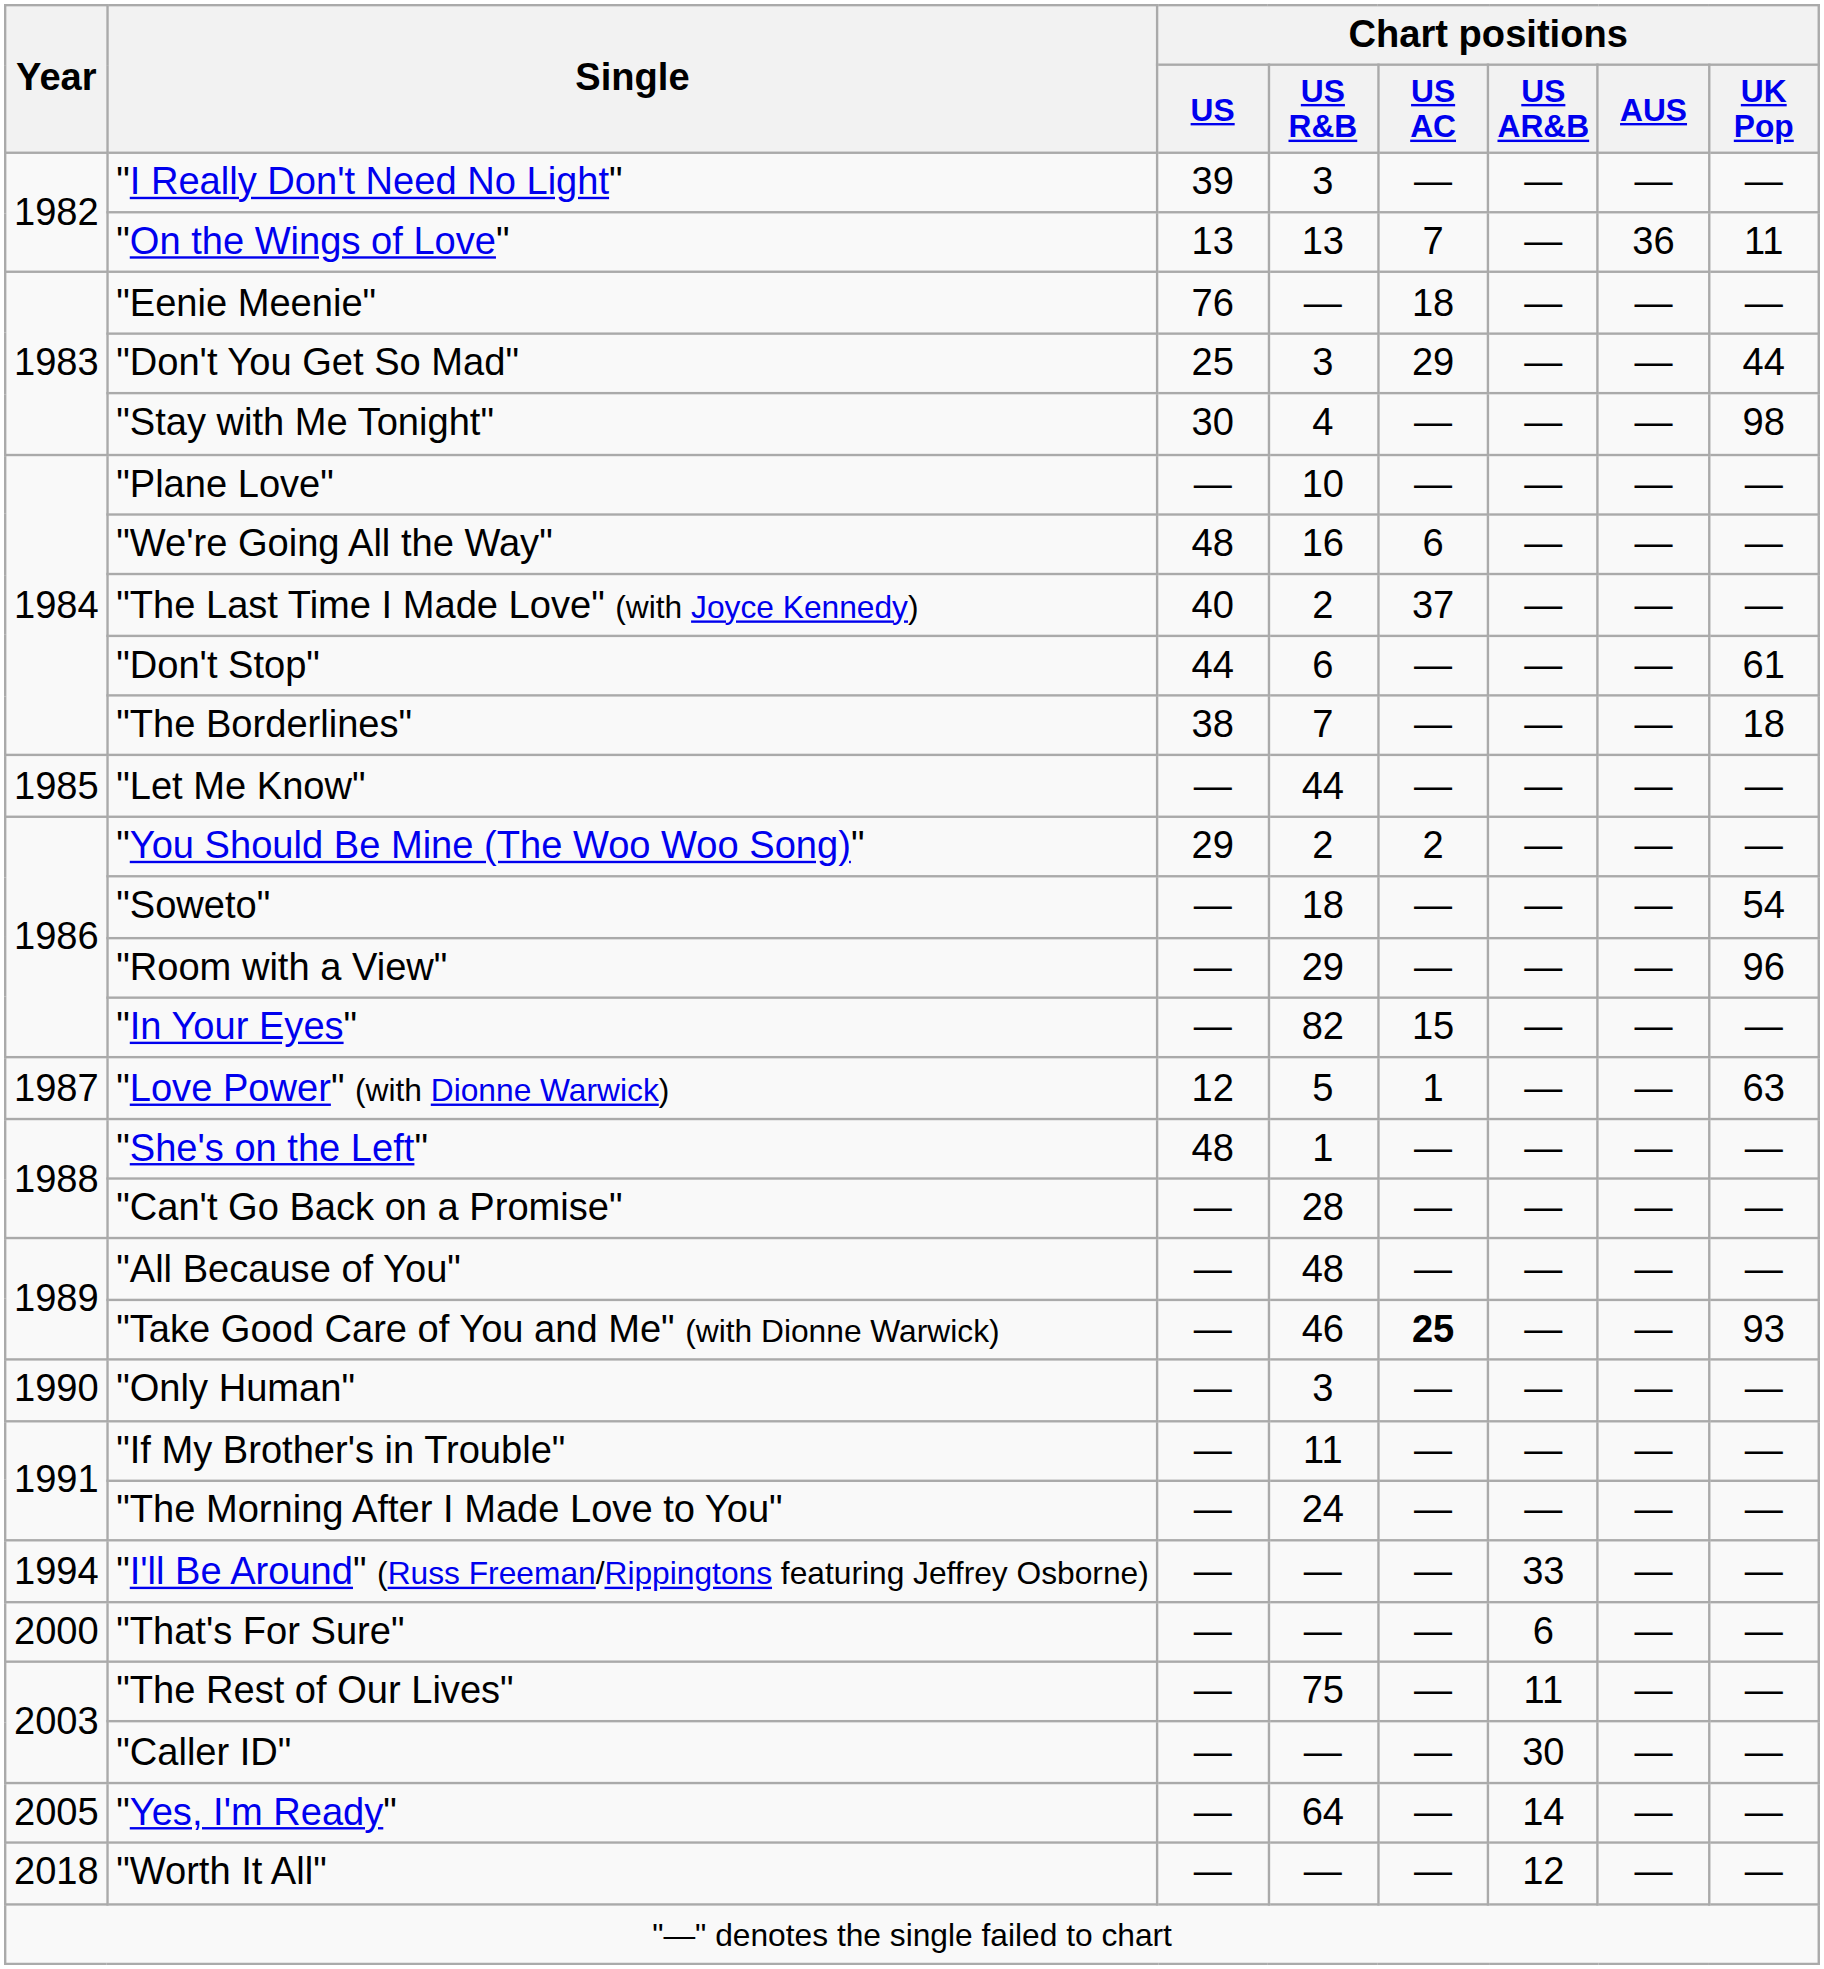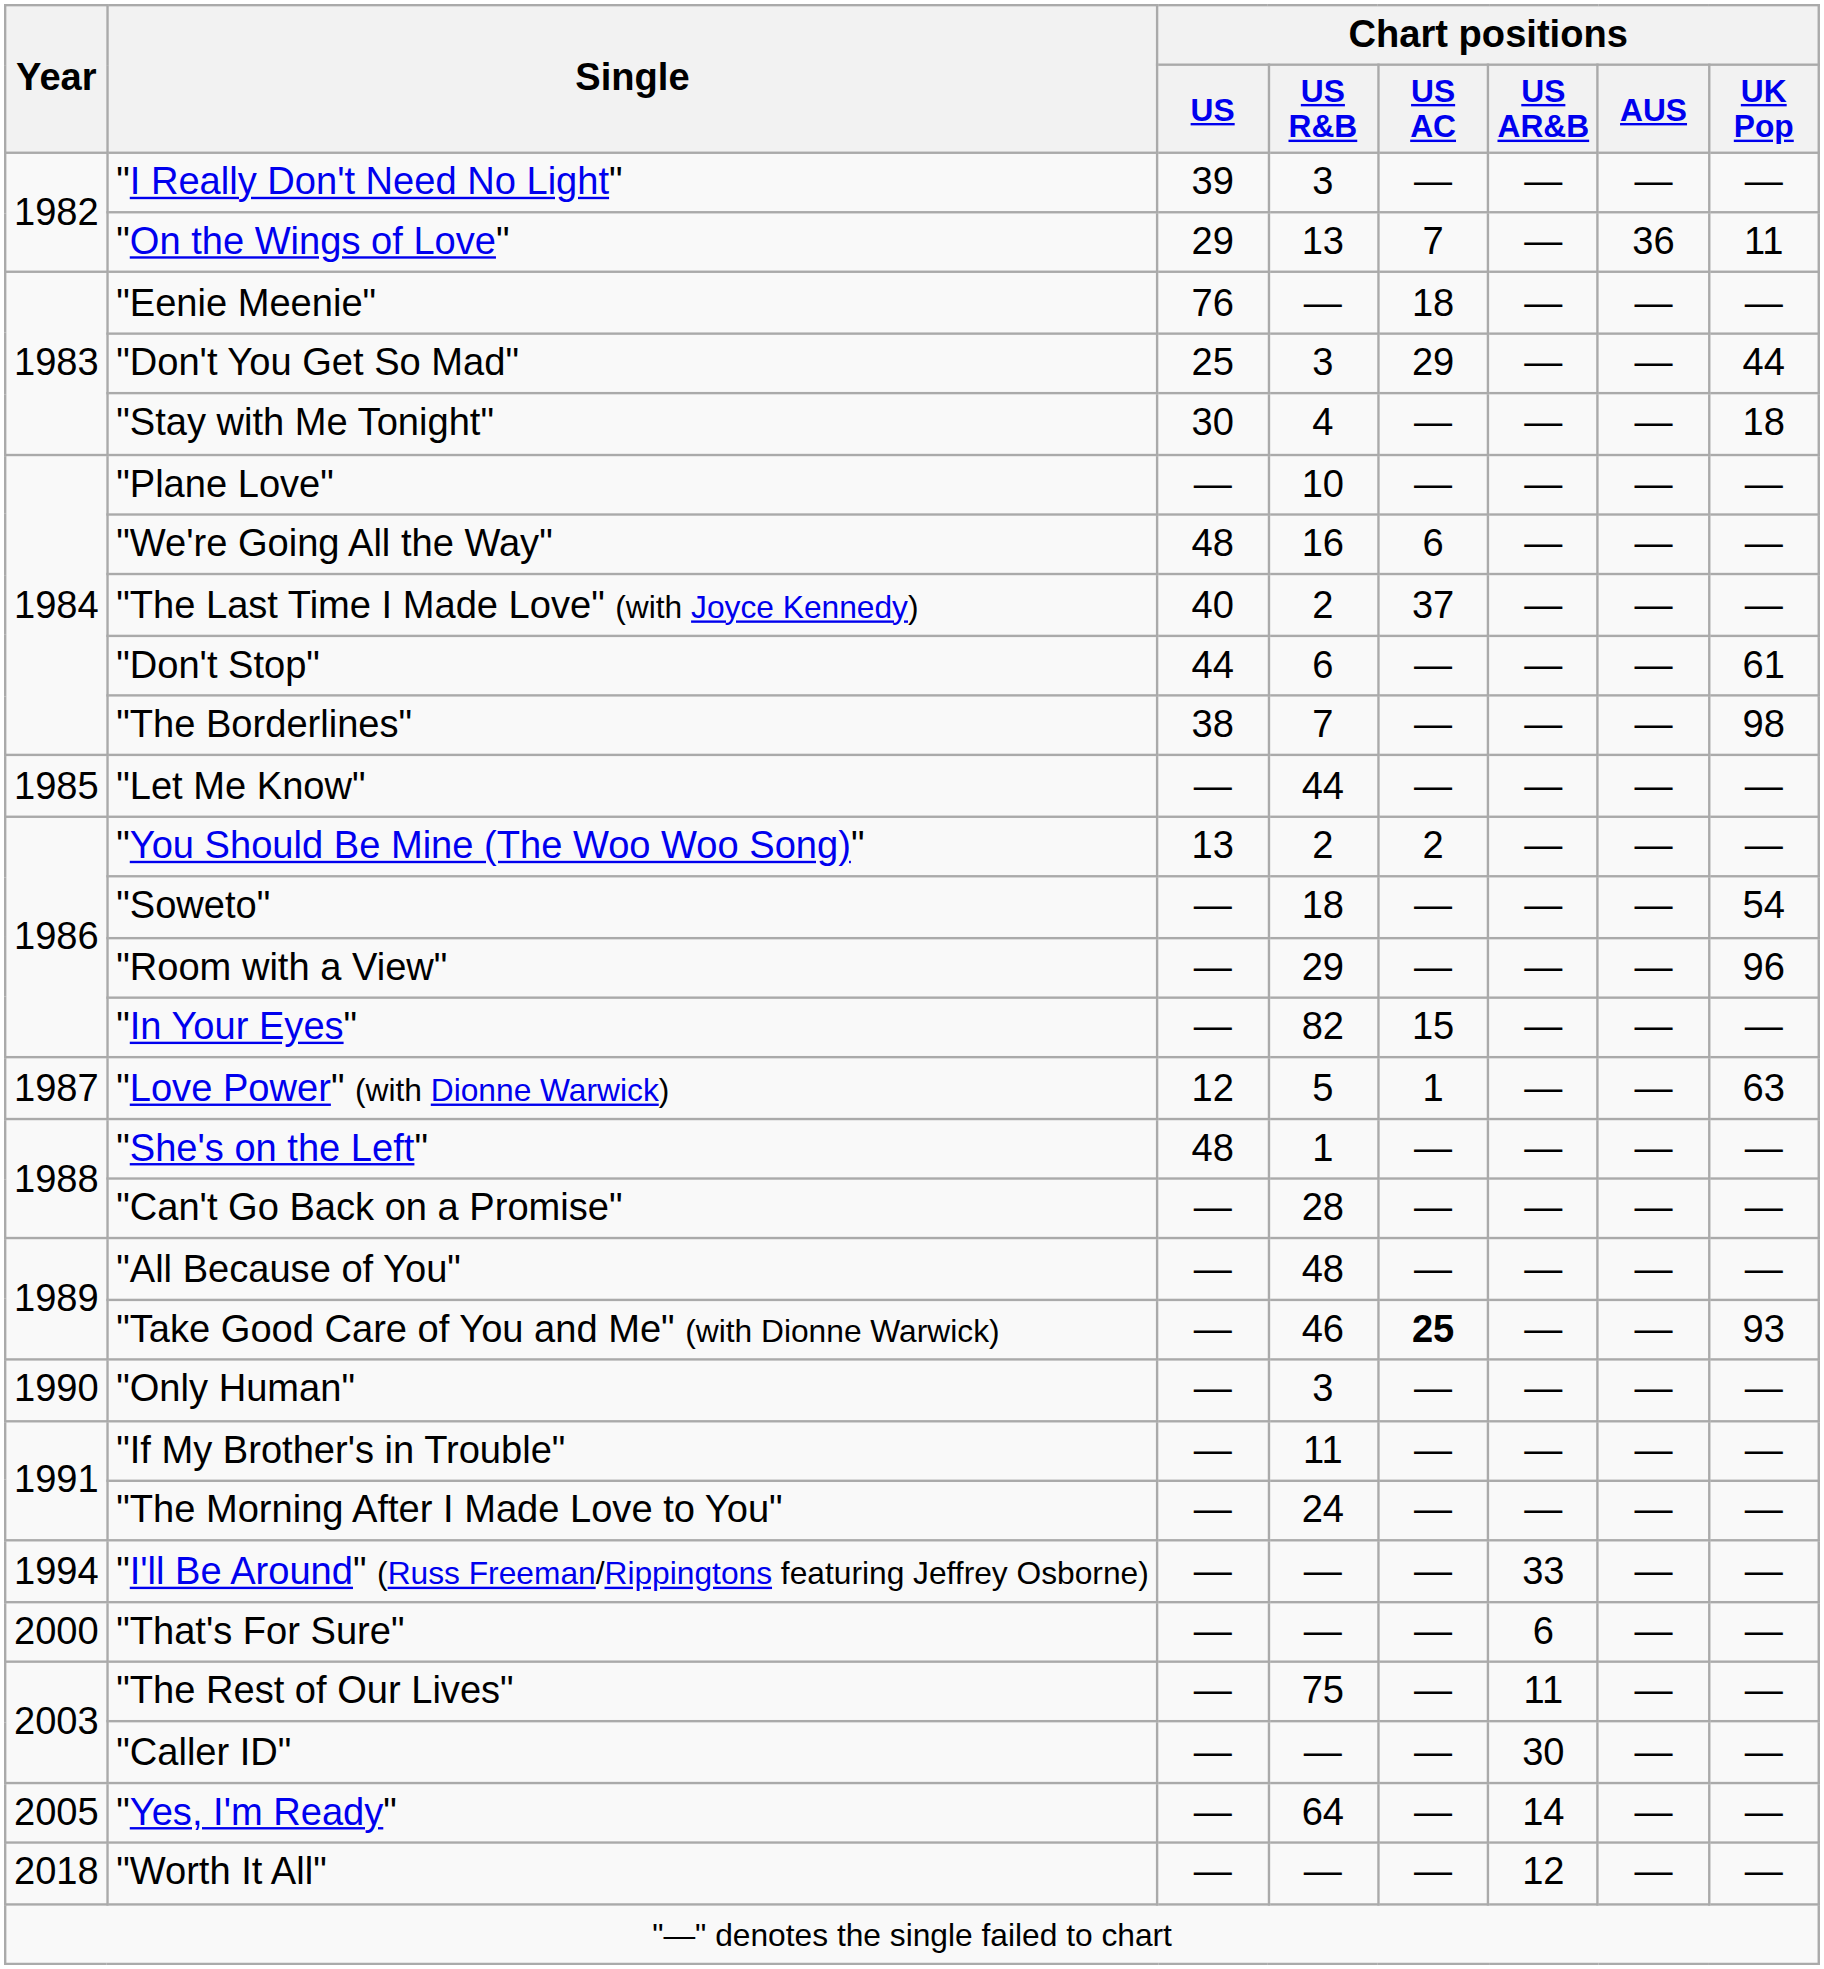(1213, 241) 13 -> (1213, 241) 29
(1764, 423) 98 -> (1764, 423) 18
(1764, 725) 18 -> (1764, 725) 98
(1213, 845) 29 -> (1213, 845) 13
